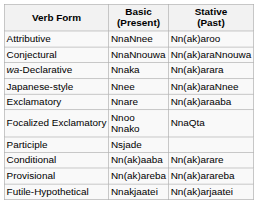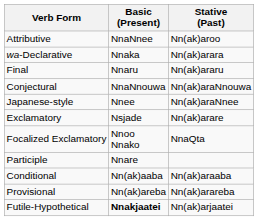rows swapped: (39, 70) <-> (32, 54)
+ row: (17, 70)
(124, 102) Nnare -> (126, 117) Nsjade
(201, 102) Nn(ak)araaba -> (197, 117) Nn(ak)arare
(126, 144) Nsjade -> (124, 160) Nnare
(197, 160) Nn(ak)arare -> (201, 176) Nn(ak)araaba
(134, 192) normal -> (136, 207) bold
